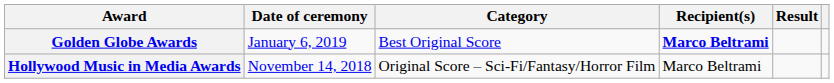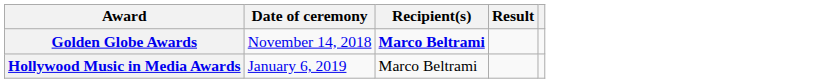- column: (517, 16)
(297, 41) January 6, 2019 -> (310, 41) November 14, 2018
(310, 66) November 14, 2018 -> (297, 66) January 6, 2019
